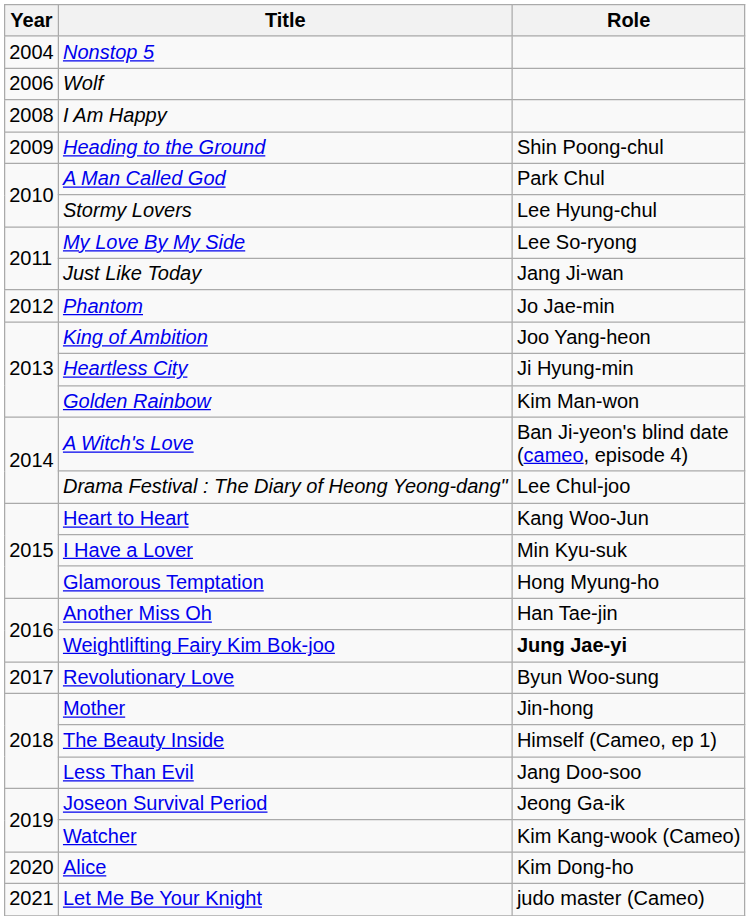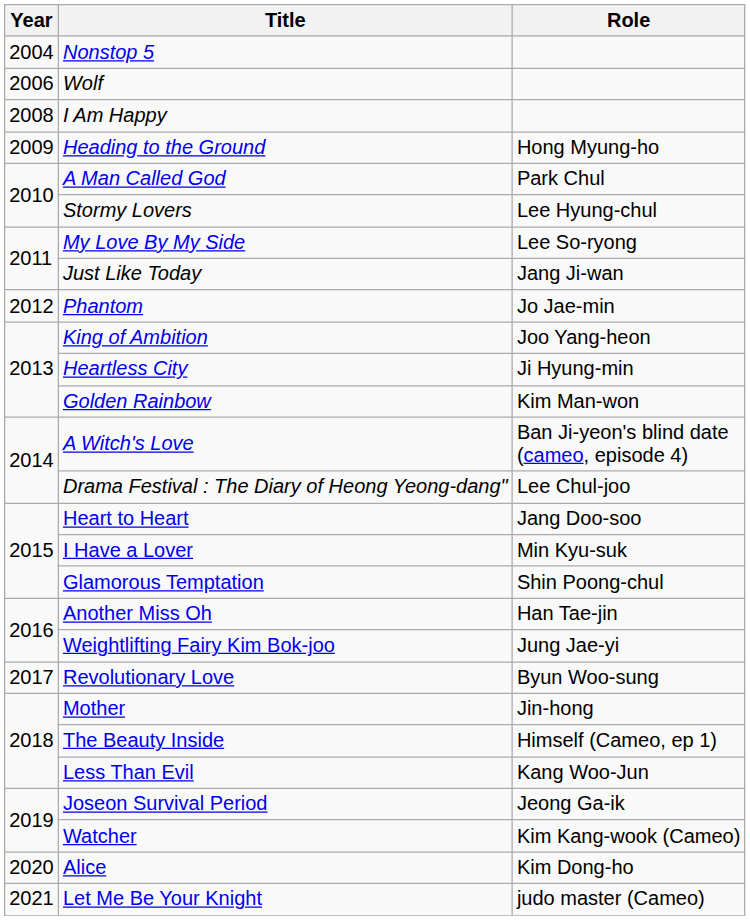(590, 147) Shin Poong-chul -> (588, 147) Hong Myung-ho
(583, 518) Kang Woo-Jun -> (579, 518) Jang Doo-soo
(588, 582) Hong Myung-ho -> (590, 582) Shin Poong-chul
(572, 645) bold -> (568, 645) normal
(579, 772) Jang Doo-soo -> (583, 772) Kang Woo-Jun
